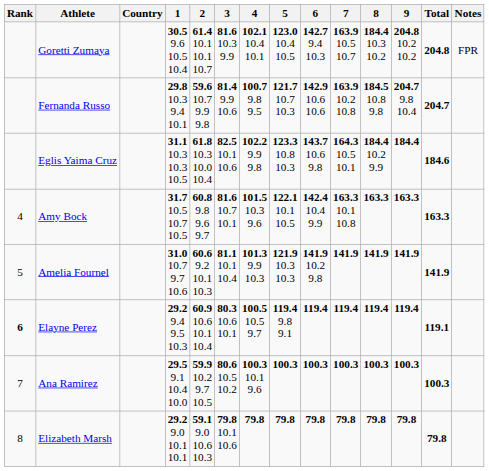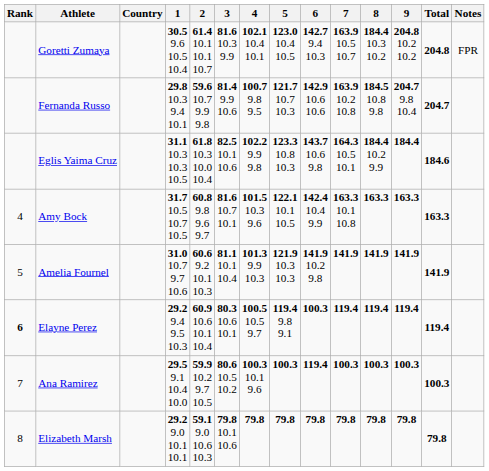(315, 308) 119.4 -> (315, 308) 100.3
(437, 327) 119.1 -> (437, 327) 119.4
(315, 364) 100.3 -> (315, 364) 119.4
